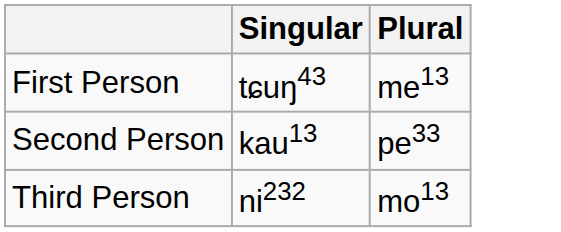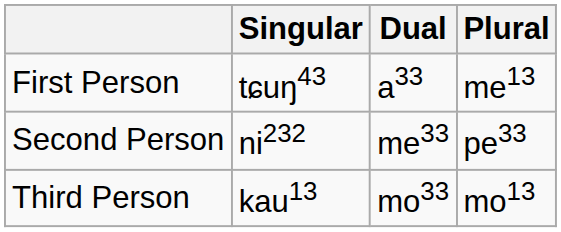+ column: (413, 29)
(278, 140) kau13 -> (272, 140) ni232
(272, 197) ni232 -> (278, 197) kau13
